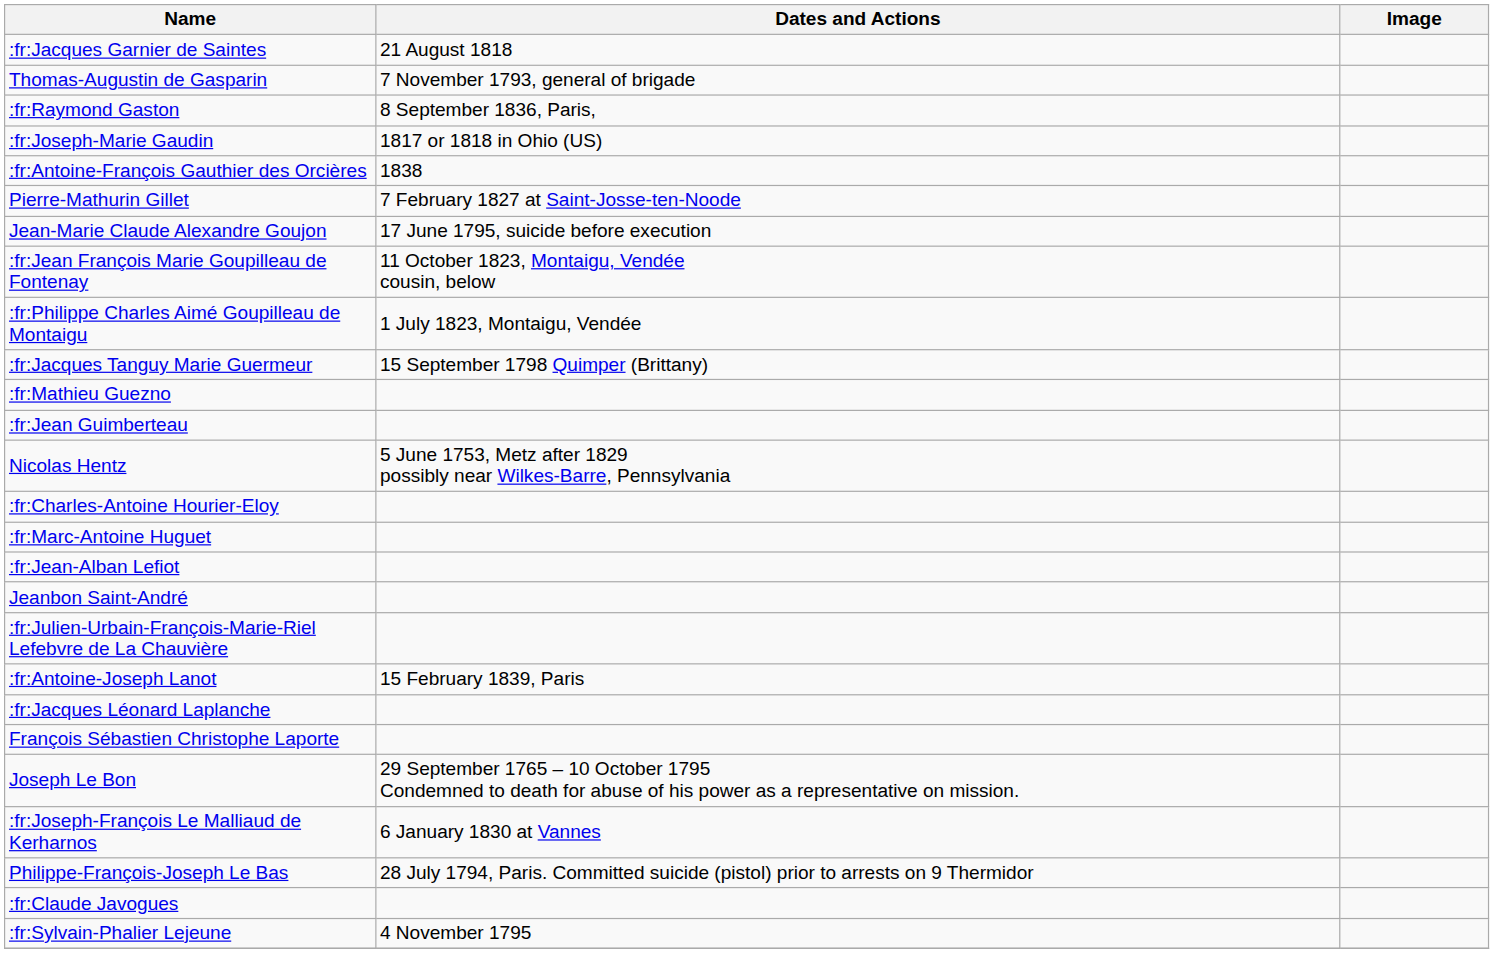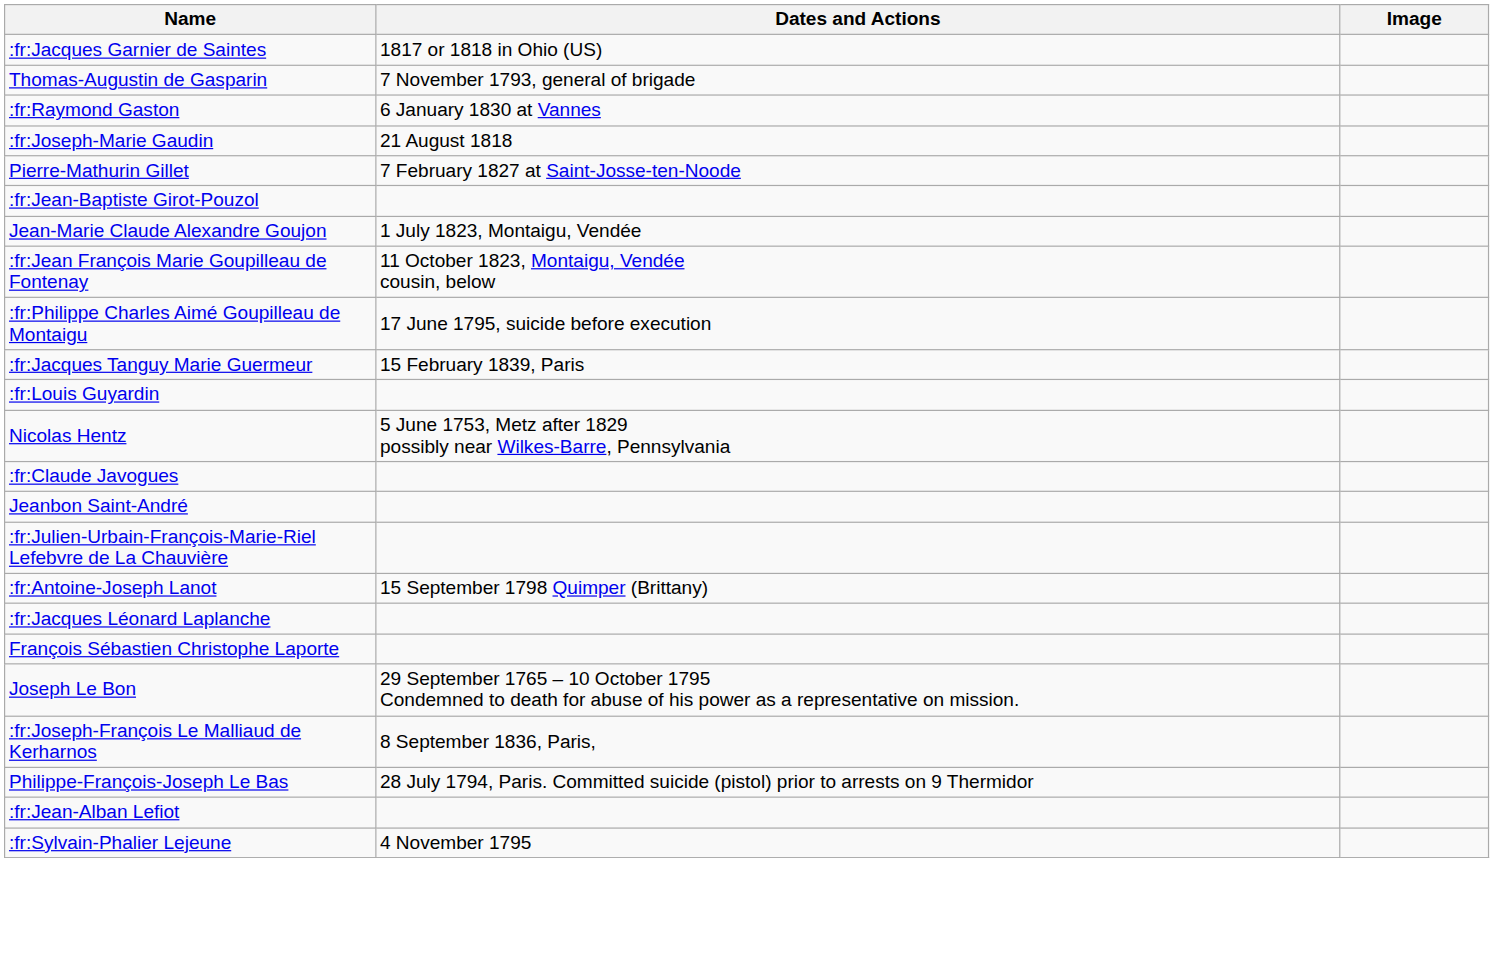(446, 49) 21 August 1818 -> (491, 49) 1817 or 1818 in Ohio (US)
(488, 110) 8 September 1836, Paris, -> (490, 110) 6 January 1830 at Vannes
(491, 140) 1817 or 1818 in Ohio (US) -> (446, 140) 21 August 1818
- row: (188, 170)
+ row: (134, 200)
(546, 230) 17 June 1795, suicide before execution -> (511, 230) 1 July 1823, Montaigu, Vendée
(511, 323) 1 July 1823, Montaigu, Vendée -> (546, 323) 17 June 1795, suicide before execution
(544, 364) 15 September 1798 Quimper (Brittany) -> (482, 364) 15 February 1839, Paris
- row: (90, 394)
- row: (98, 424)
+ row: (84, 394)
- row: (144, 506)
- row: (110, 536)
rows swapped: (94, 903) <-> (94, 566)
(482, 679) 15 February 1839, Paris -> (544, 588) 15 September 1798 Quimper (Brittany)
(490, 831) 6 January 1830 at Vannes -> (488, 741) 8 September 1836, Paris,
